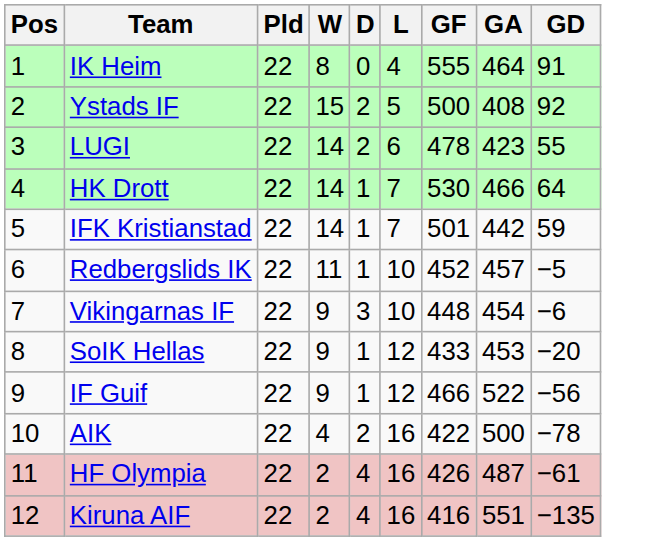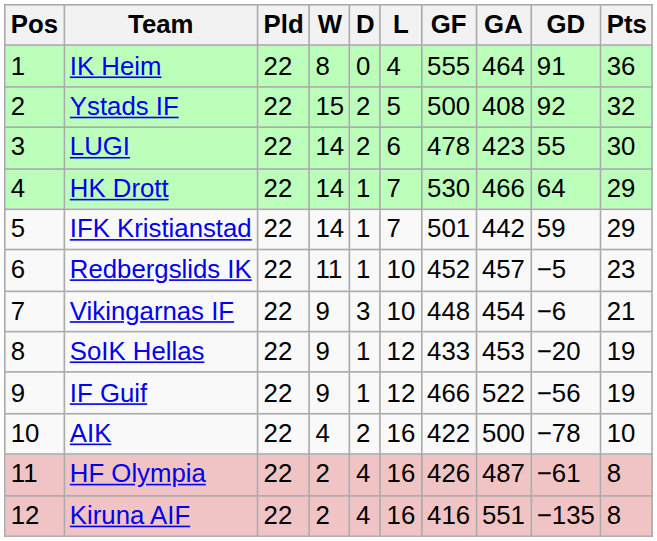+ column: (627, 24)
